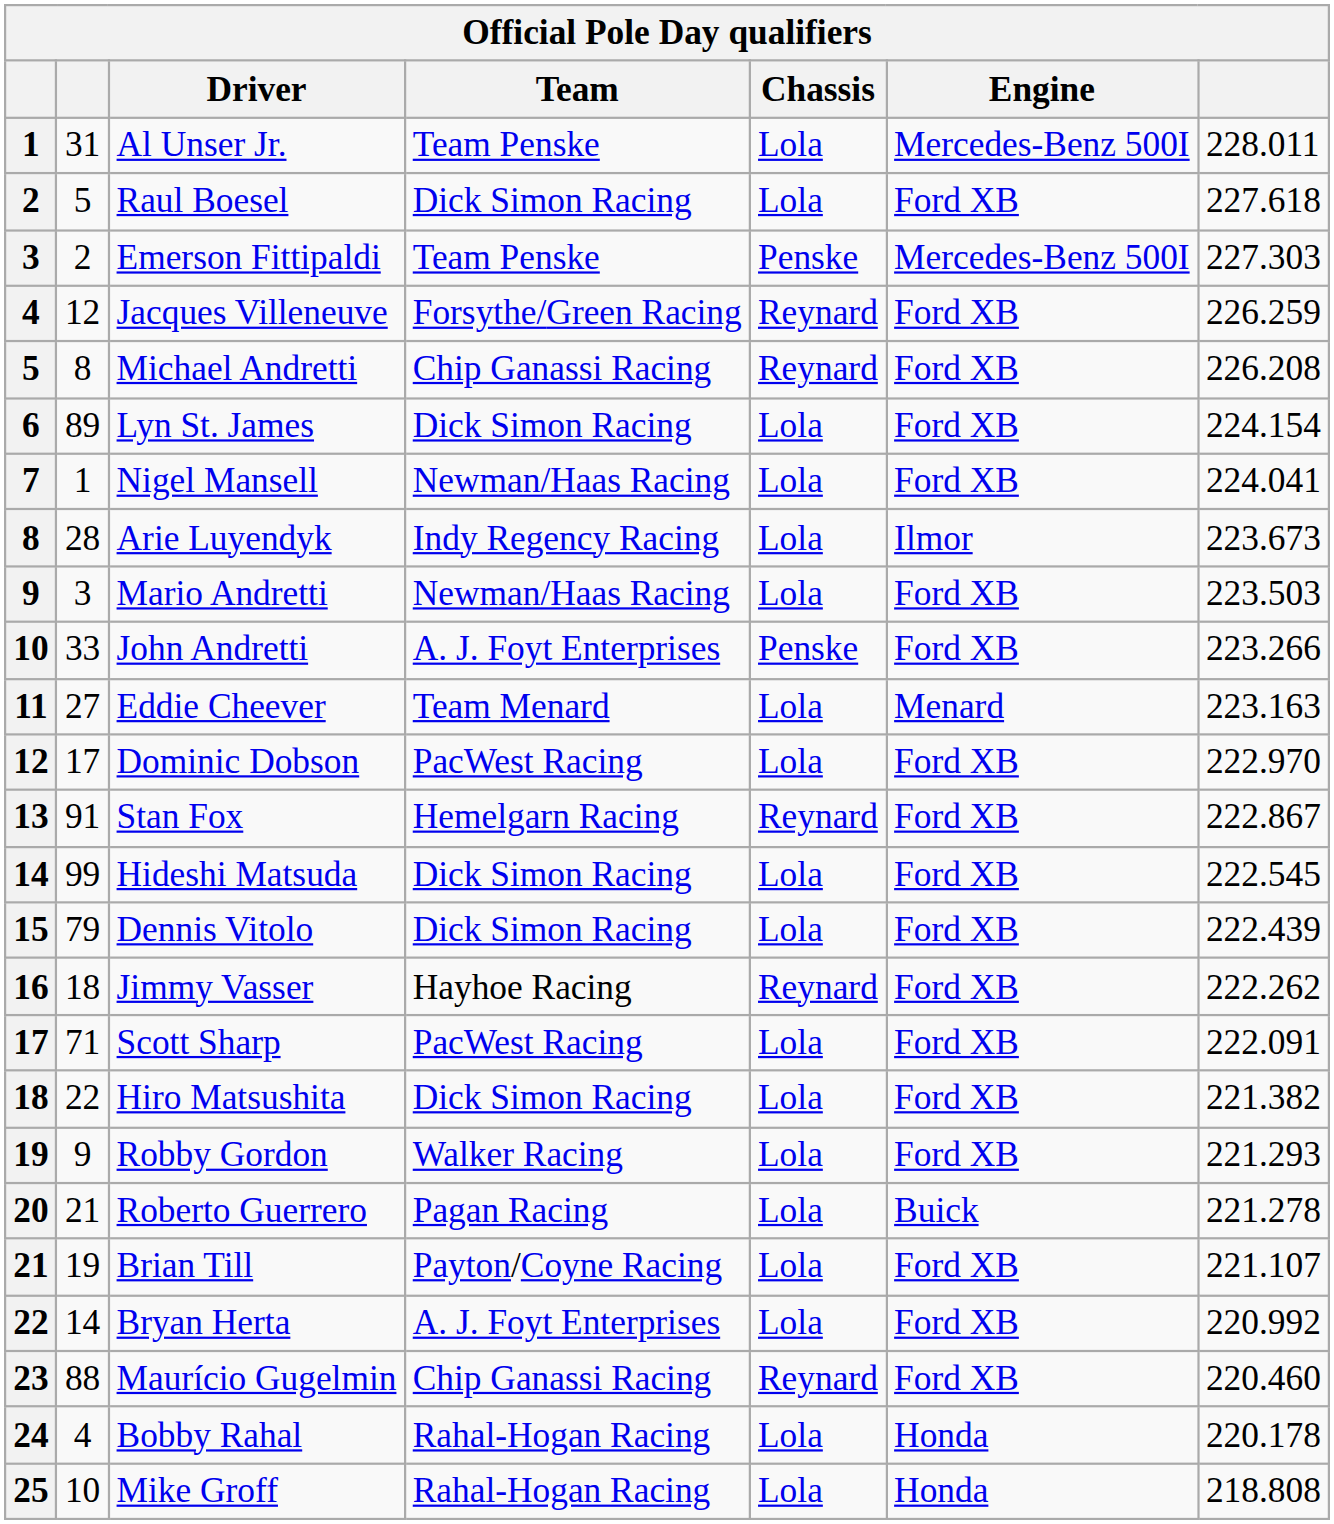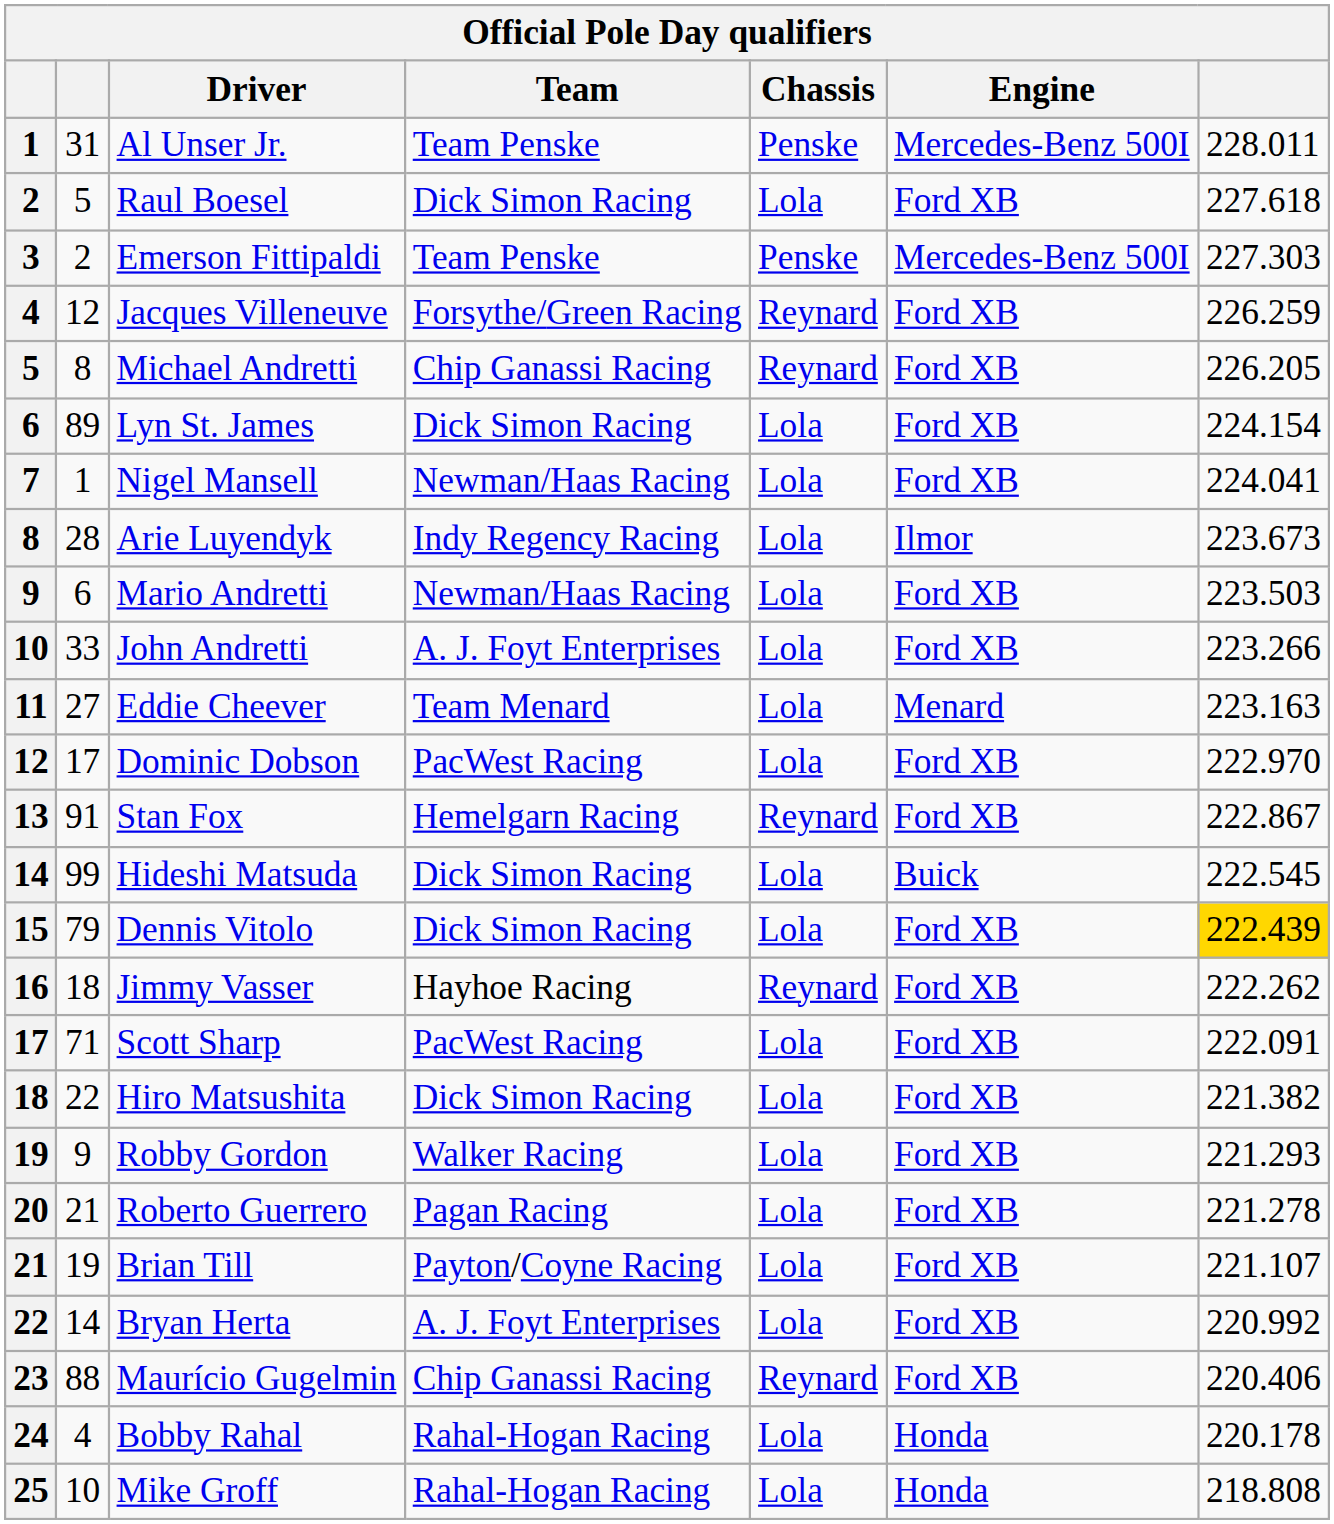(790, 144) Lola -> (808, 144) Penske
(1263, 369) 226.208 -> (1263, 369) 226.205
(83, 593) 3 -> (83, 593) 6
(808, 649) Penske -> (790, 649) Lola
(956, 873) Ford XB -> (936, 873) Buick
(1263, 929) no background -> (1263, 929) gold background
(936, 1210) Buick -> (956, 1210) Ford XB
(1263, 1378) 220.460 -> (1263, 1378) 220.406
